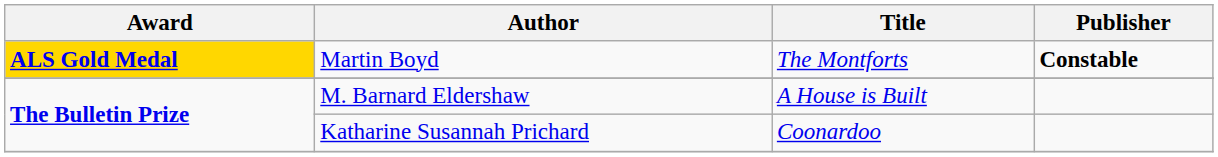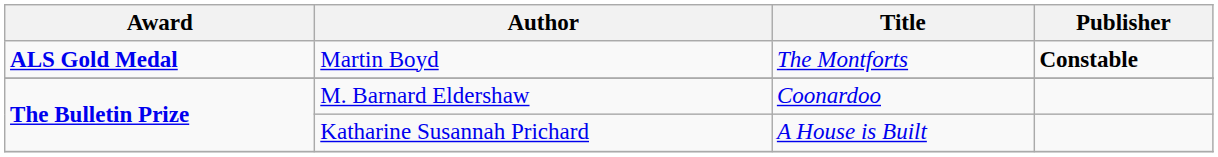(94, 59) gold background -> (94, 59) no background
(852, 95) A House is Built -> (829, 95) Coonardoo
(829, 132) Coonardoo -> (852, 132) A House is Built
